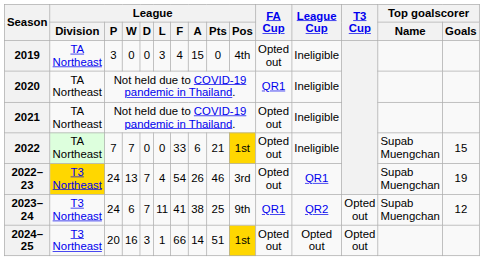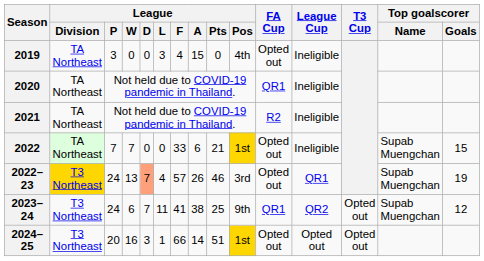(274, 117) Opted out -> (274, 117) R2
(147, 179) no background -> (147, 179) lightsalmon background
(180, 179) 54 -> (180, 179) 57
